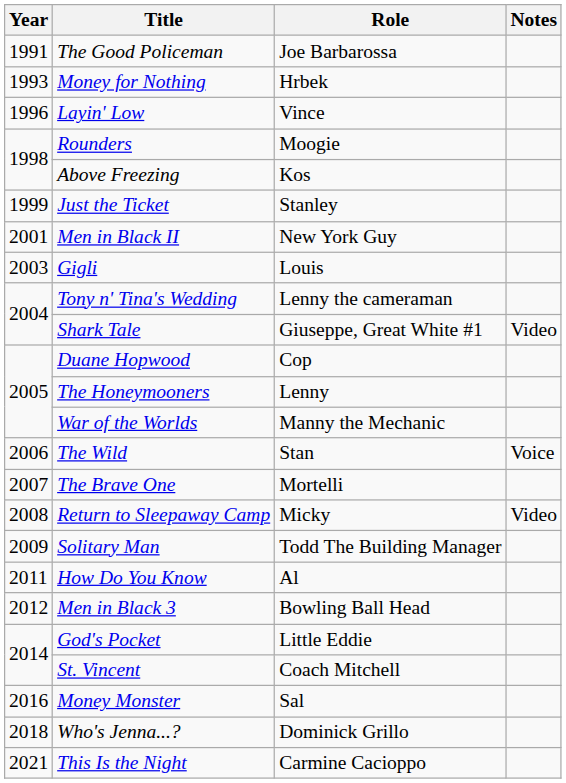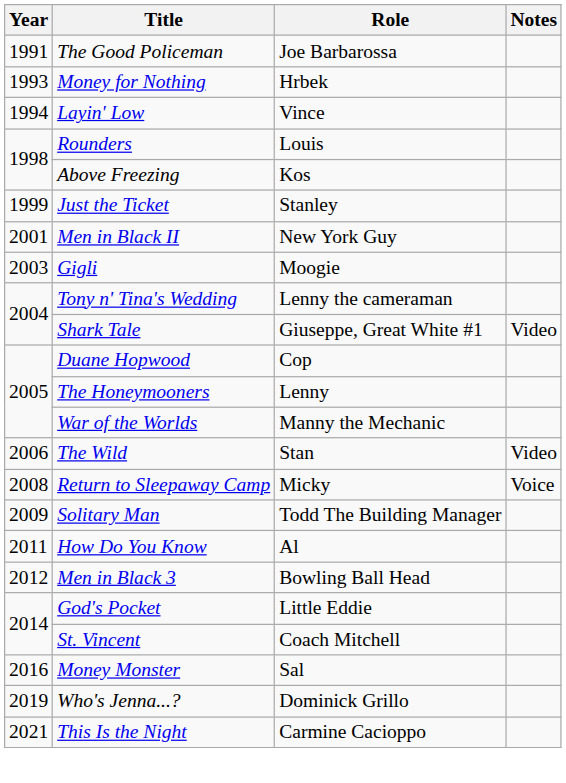(29, 112) 1996 -> (29, 112) 1994
(310, 143) Moogie -> (301, 143) Louis
(301, 267) Louis -> (310, 267) Moogie
(532, 453) Voice -> (534, 453) Video
- row: (116, 484)
(534, 515) Video -> (532, 484) Voice
(29, 732) 2018 -> (29, 701) 2019
